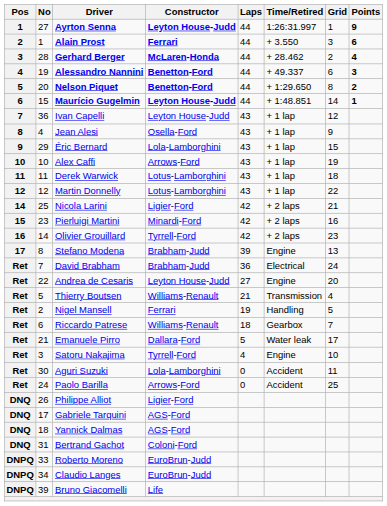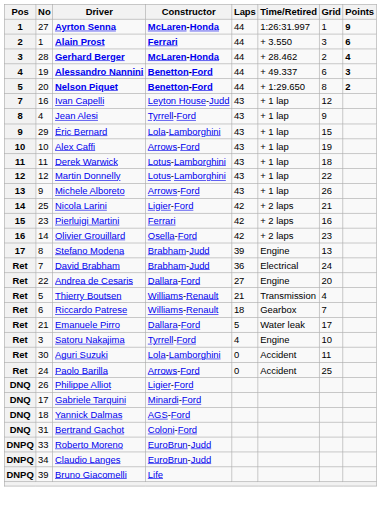(192, 27) Leyton House-Judd -> (183, 27) McLaren-Honda
- row: (97, 101)
(43, 116) 36 -> (43, 101) 16
(172, 131) Osella-Ford -> (172, 116) Tyrrell-Ford
+ row: (90, 191)
(175, 221) Minardi-Ford -> (162, 221) Ferrari
(172, 236) Tyrrell-Ford -> (172, 236) Osella-Ford
(189, 280) Leyton House-Judd -> (174, 280) Dallara-Ford
- row: (83, 310)
(169, 415) AGS-Ford -> (175, 400) Minardi-Ford
